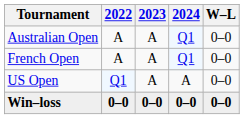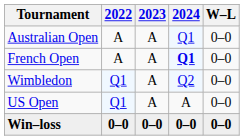(186, 59) normal -> (186, 59) bold
+ row: (40, 80)
